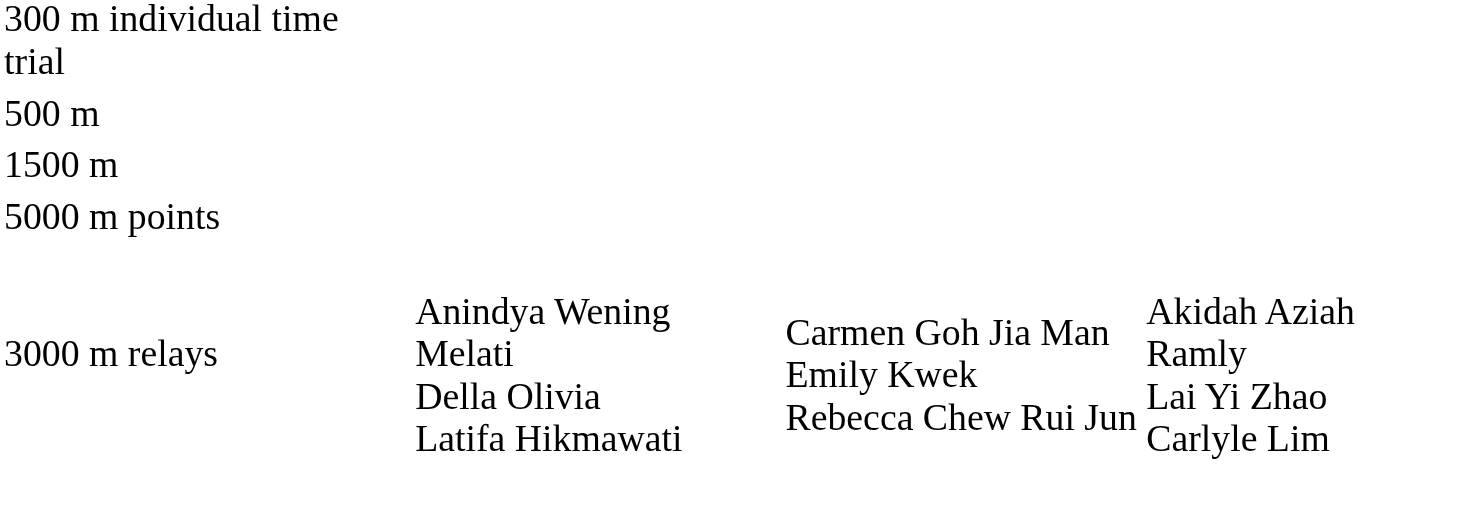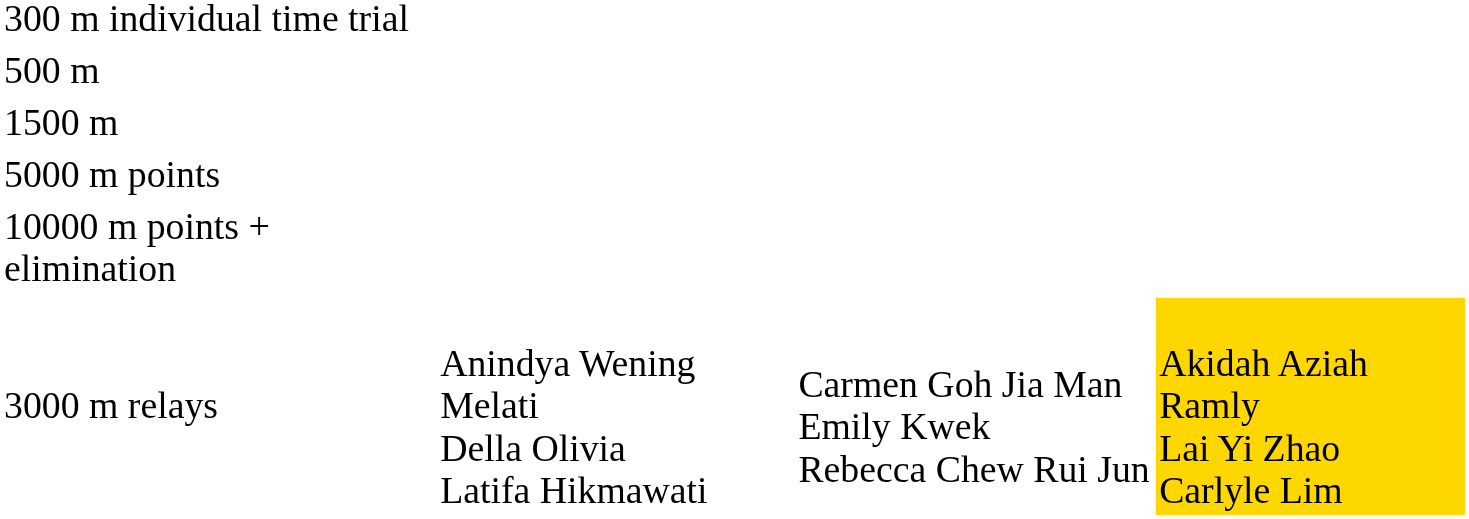+ row: (137, 247)
(1251, 374) no background -> (1263, 426) gold background
